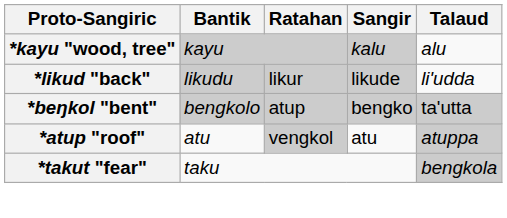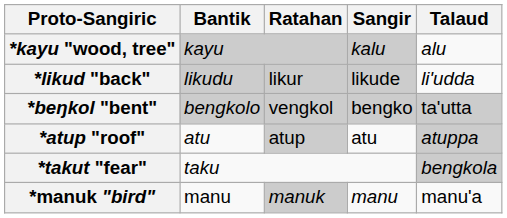(287, 108) atup -> (301, 108) vengkol
(301, 138) vengkol -> (287, 138) atup
+ row: (92, 197)
